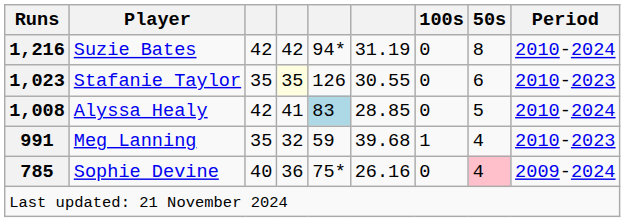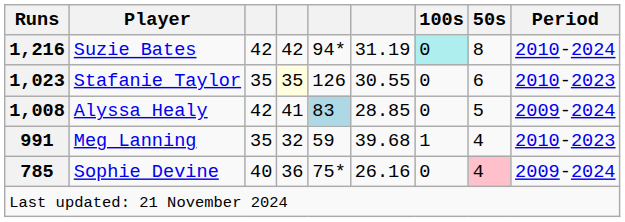(425, 50) no background -> (425, 50) paleturquoise background
(565, 111) 2010-2024 -> (565, 111) 2009-2024
